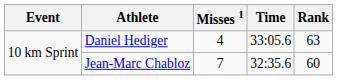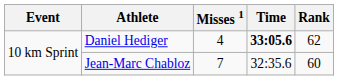(271, 41) normal -> (271, 41) bold
(313, 41) 63 -> (314, 41) 62
